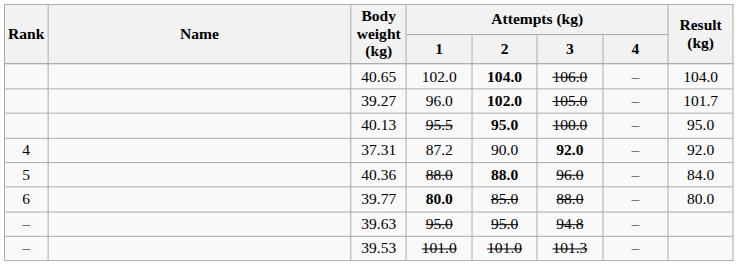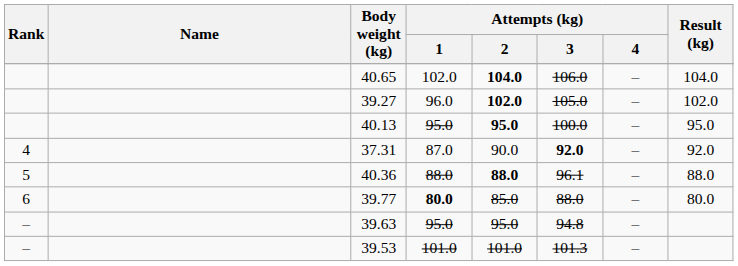(701, 100) 101.7 -> (701, 100) 102.0
(439, 125) 95.5 -> (439, 125) 95.0
(439, 150) 87.2 -> (439, 150) 87.0
(570, 174) 96.0 -> (570, 174) 96.1
(701, 174) 84.0 -> (701, 174) 88.0
